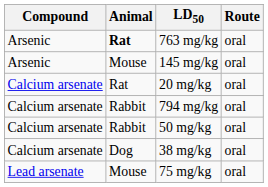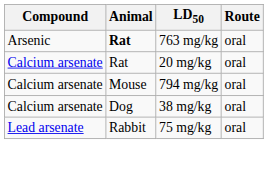- row: (189, 62)
(127, 106) Rabbit -> (128, 84) Mouse
- row: (185, 128)
(128, 171) Mouse -> (127, 128) Rabbit
